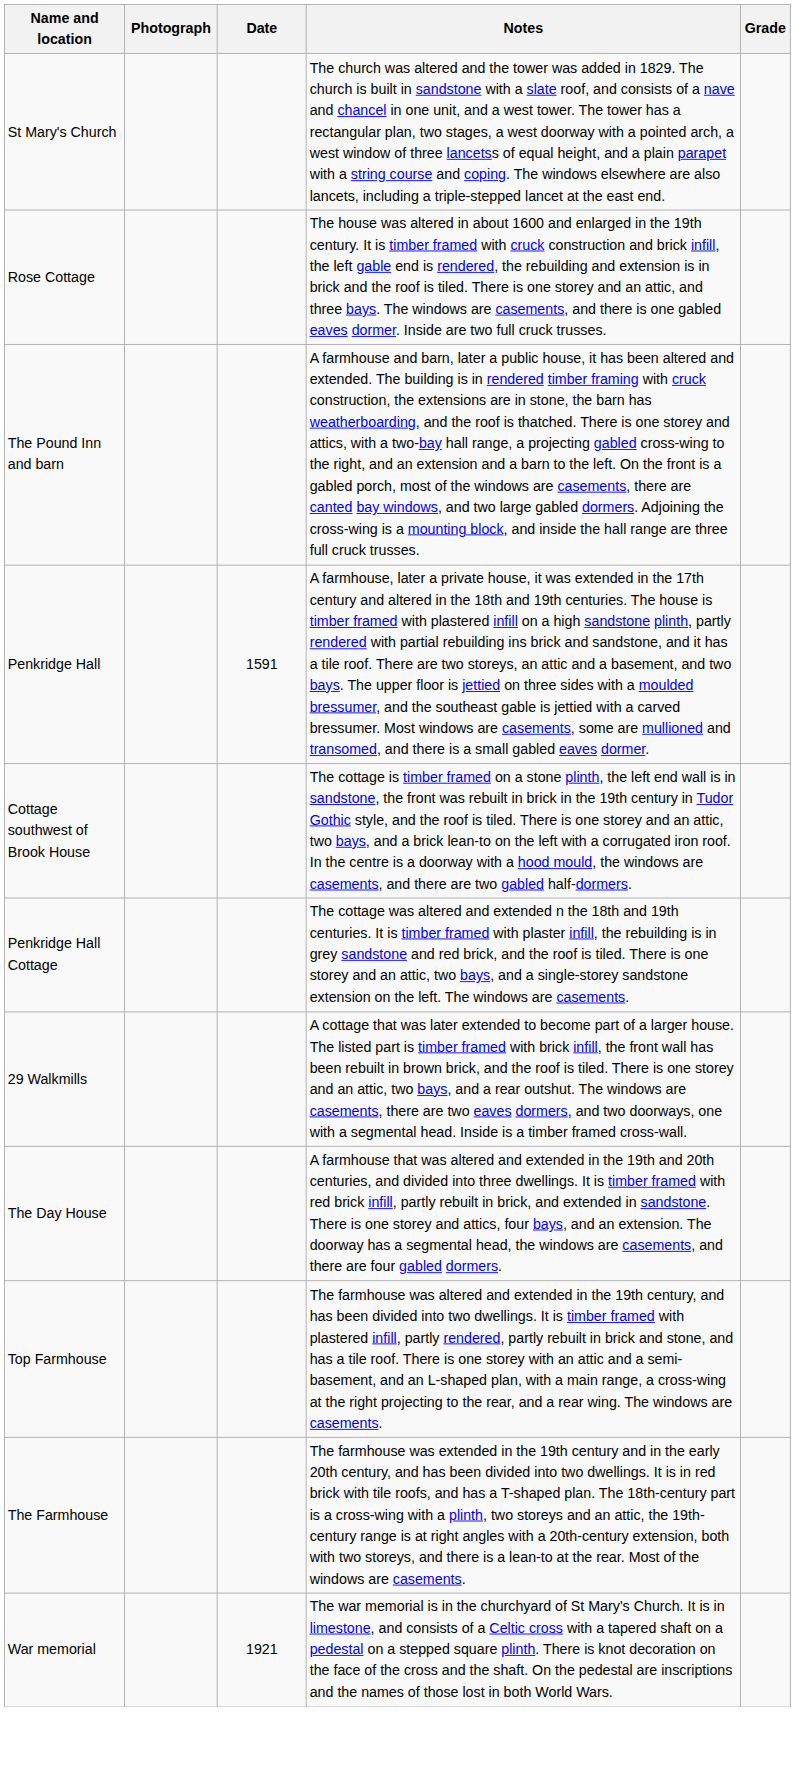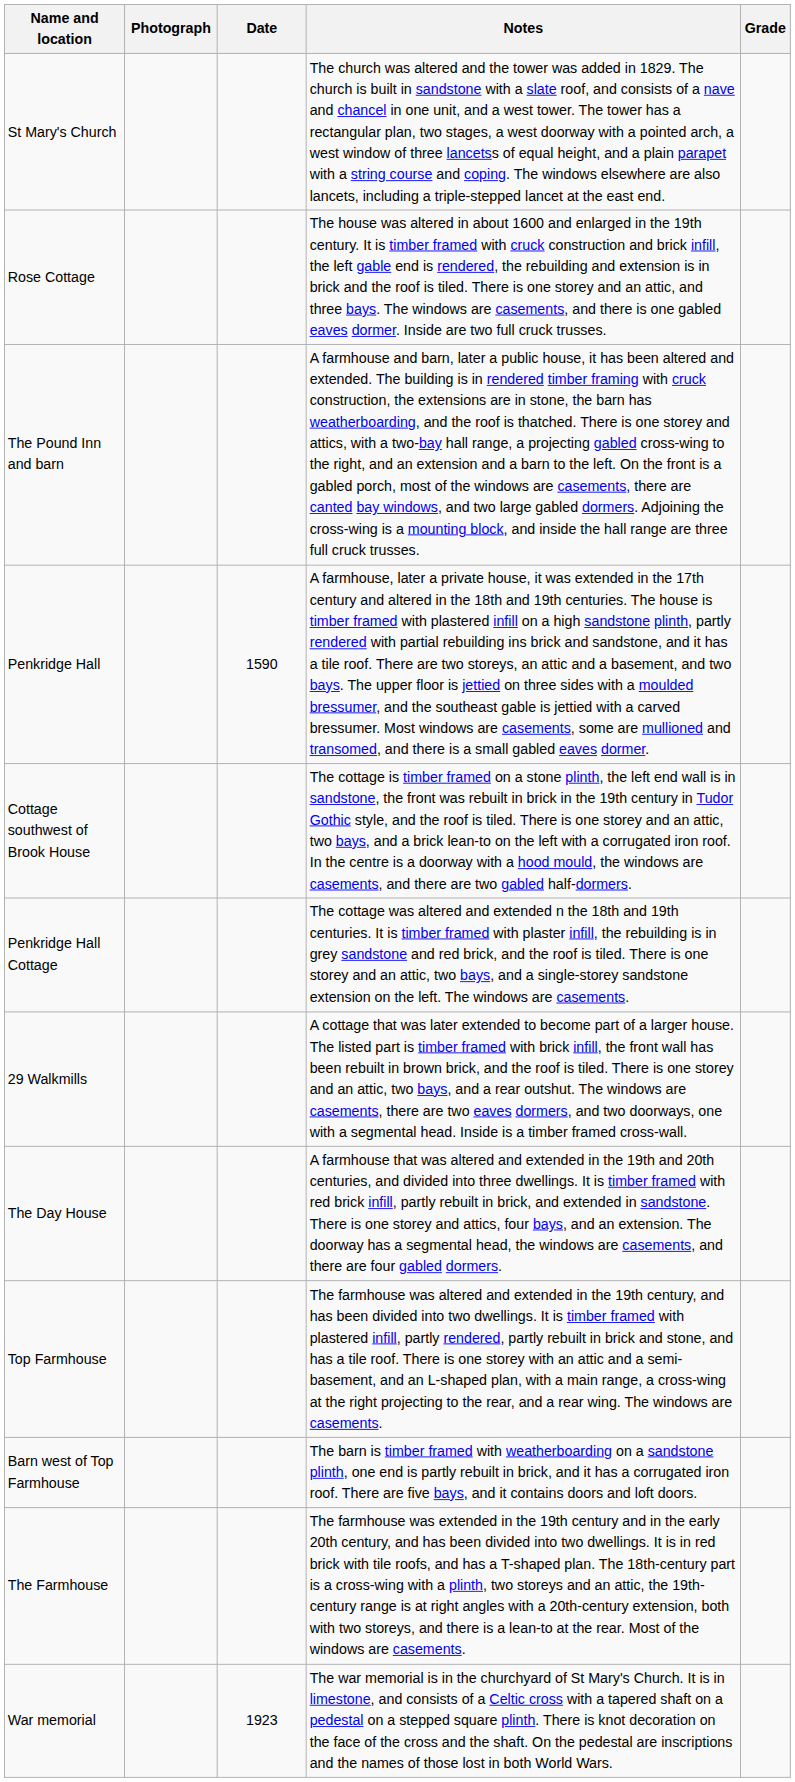(262, 664) 1591 -> (262, 664) 1590
+ row: (61, 1472)
(262, 1649) 1921 -> (262, 1720) 1923
